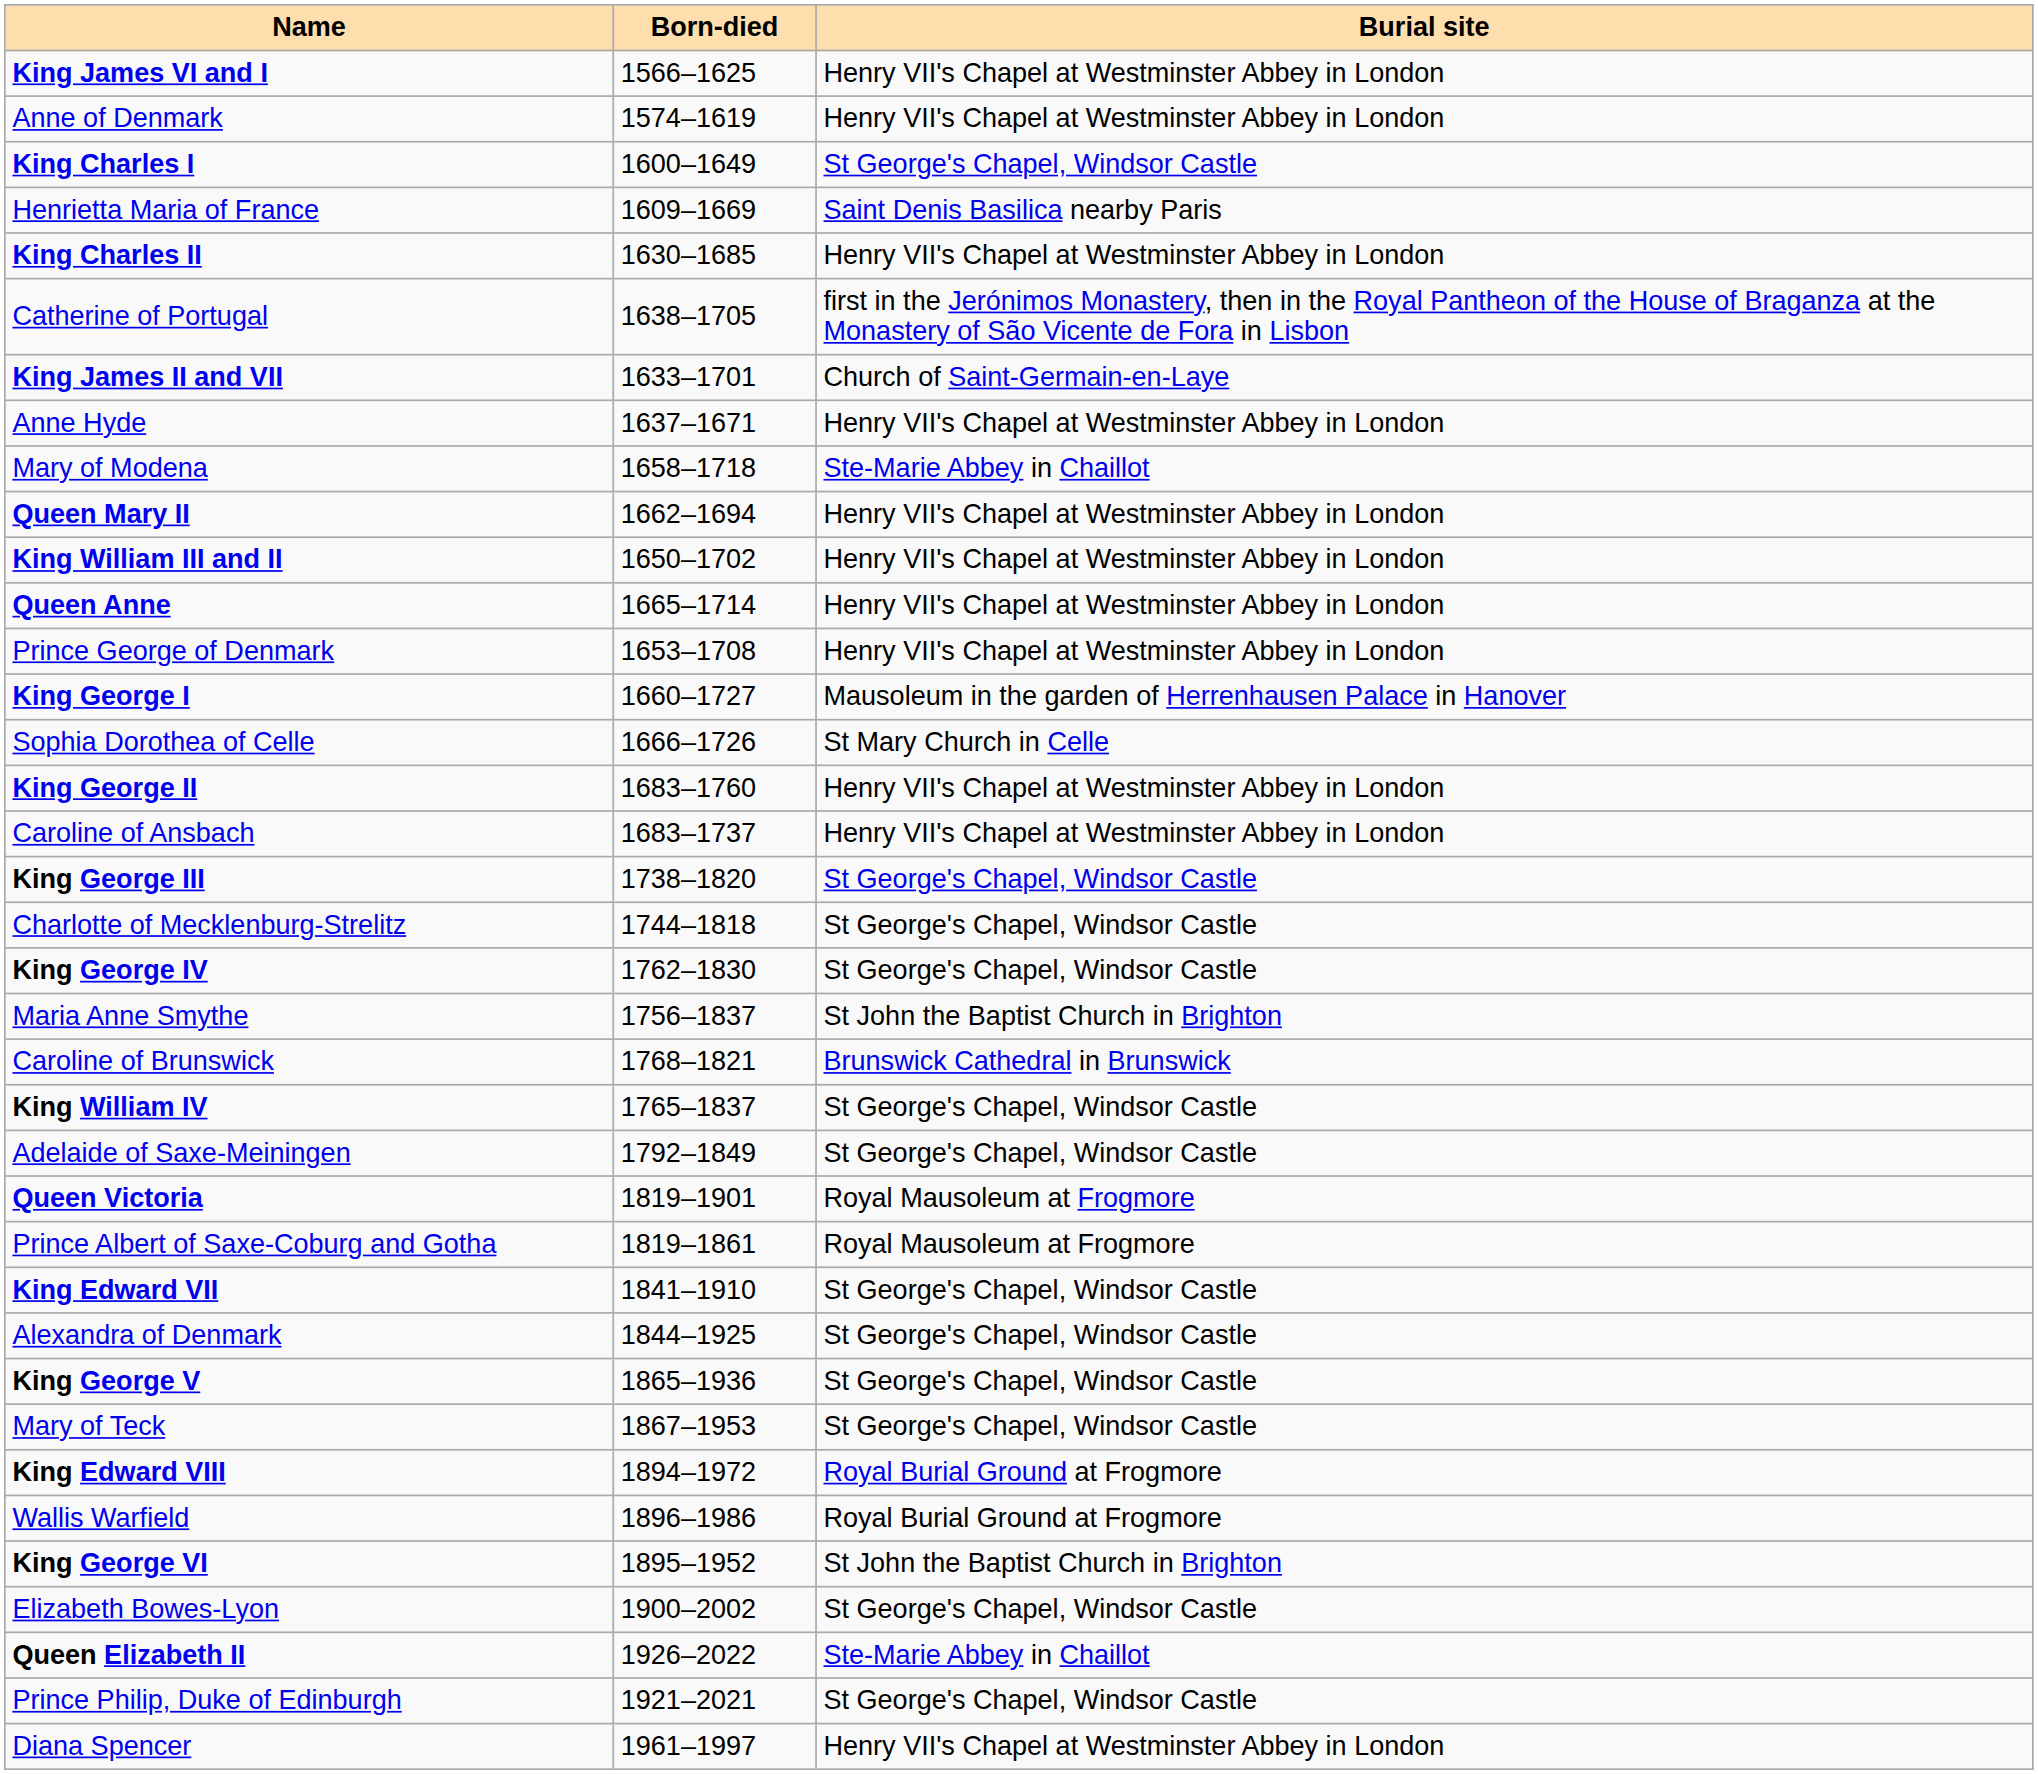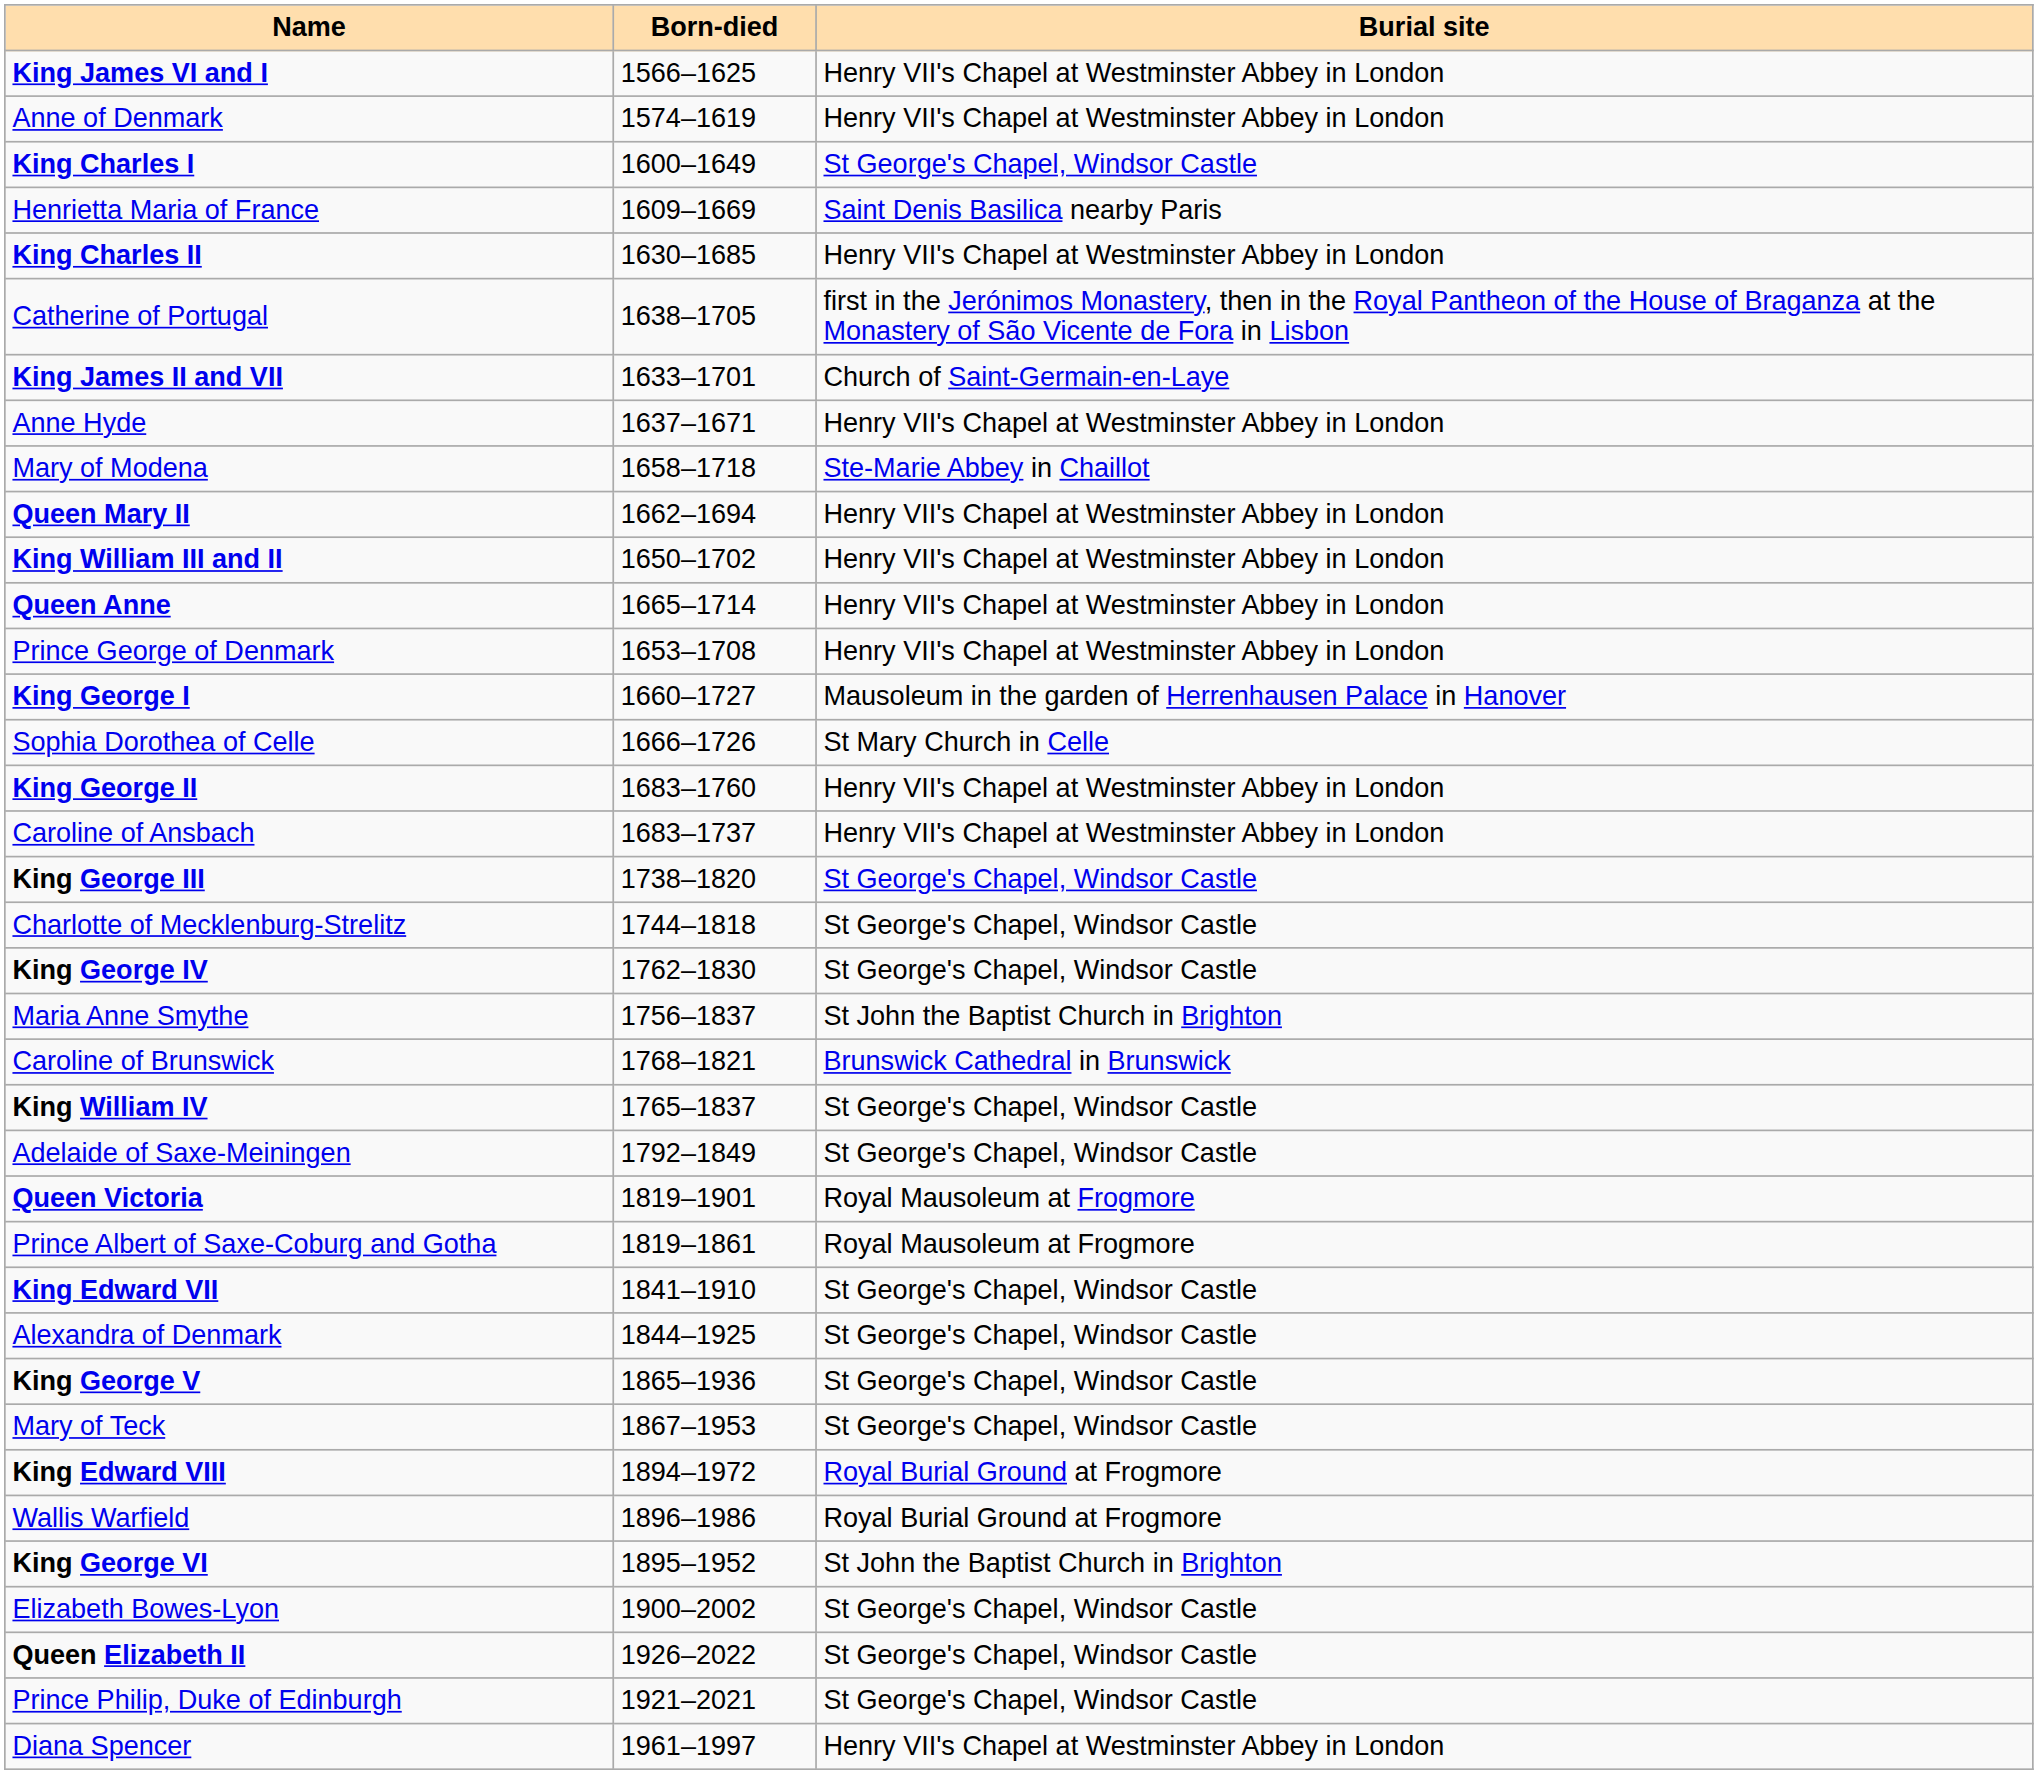(987, 1654) Ste-Marie Abbey in Chaillot -> (1040, 1654) St George's Chapel, Windsor Castle
